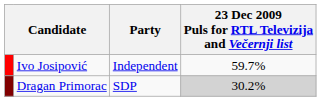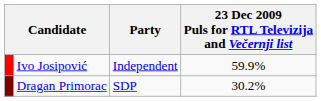(248, 65) 59.7% -> (248, 65) 59.9%
(248, 86) lightgrey background -> (248, 86) no background
